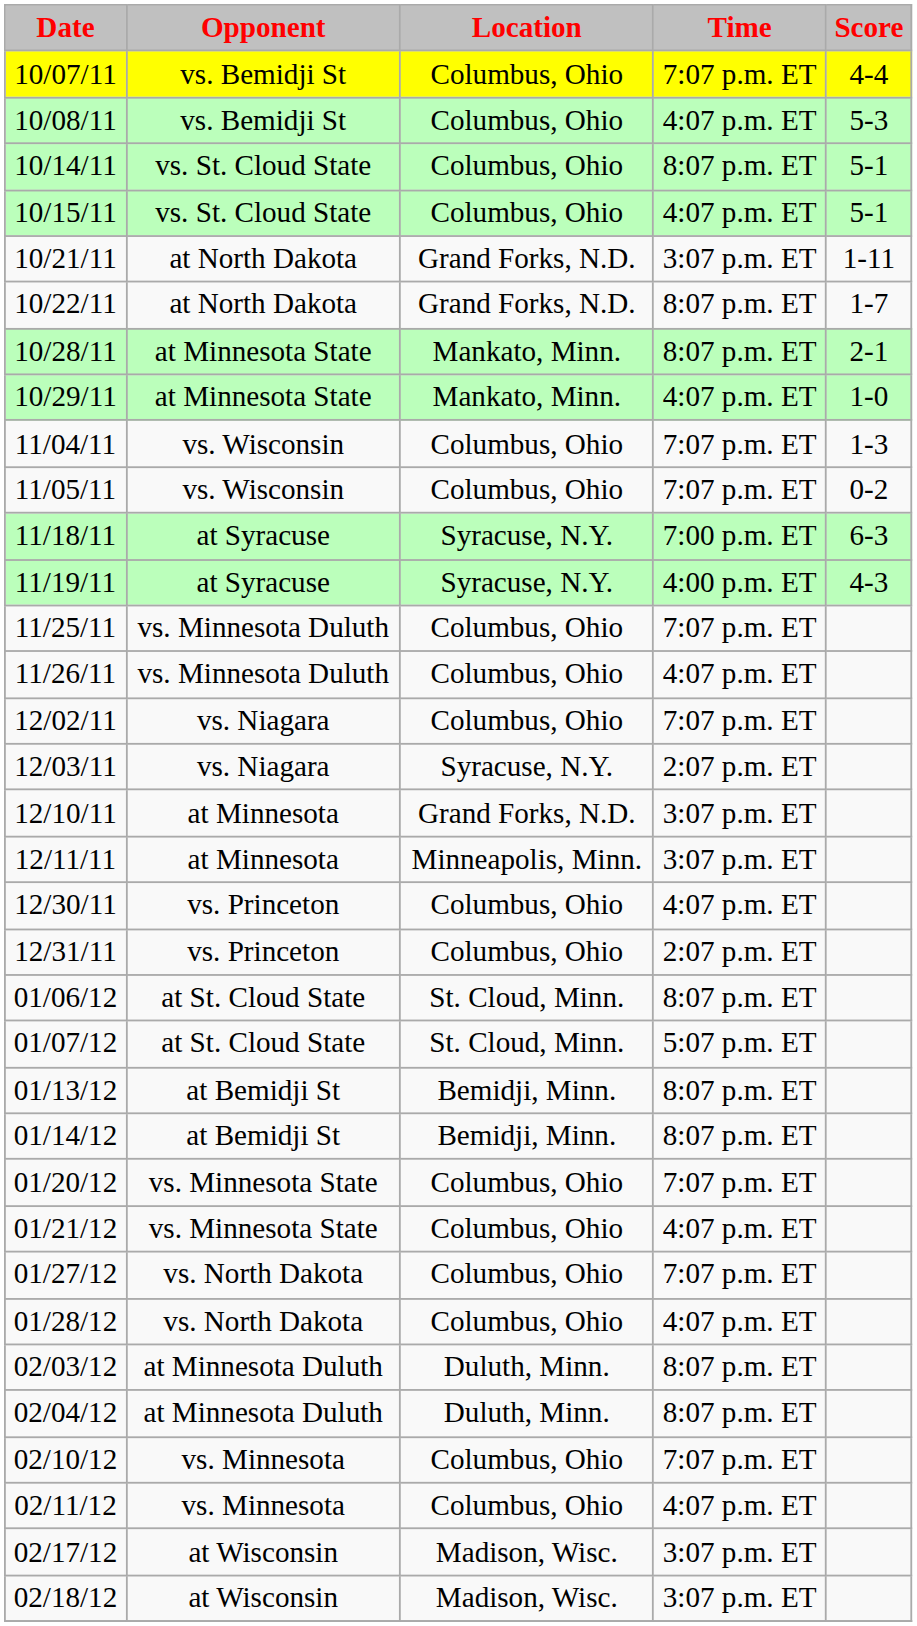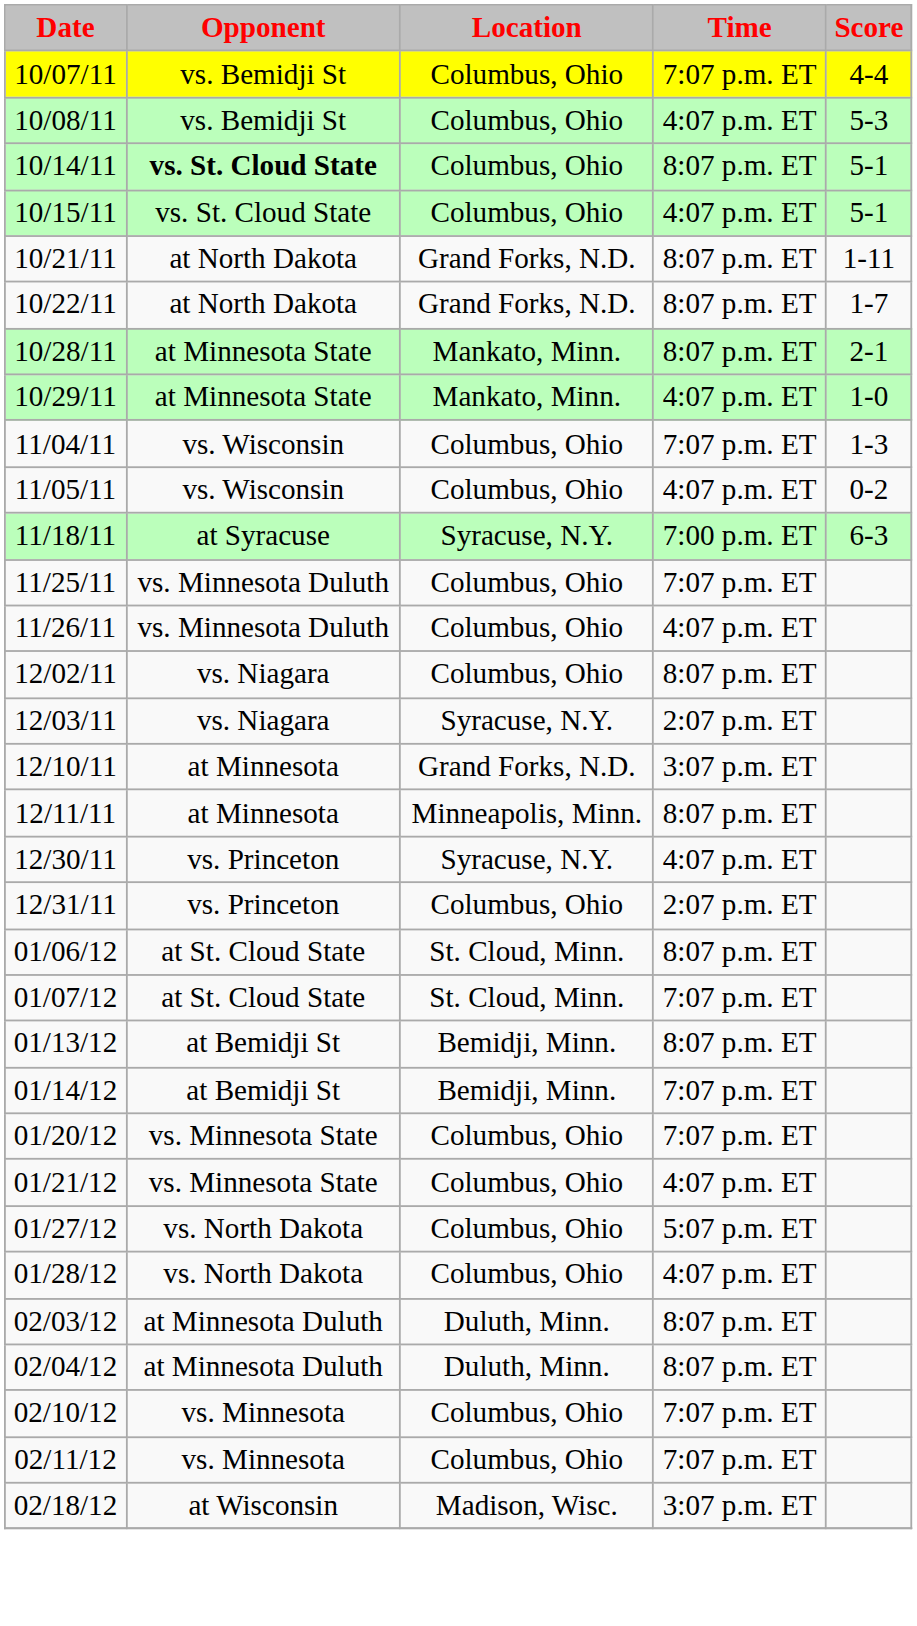(263, 166) normal -> (263, 166) bold
(740, 258) 3:07 p.m. ET -> (740, 258) 8:07 p.m. ET
(740, 489) 7:07 p.m. ET -> (740, 489) 4:07 p.m. ET
- row: (65, 581)
(740, 720) 7:07 p.m. ET -> (740, 674) 8:07 p.m. ET
(740, 858) 3:07 p.m. ET -> (740, 812) 8:07 p.m. ET
(527, 905) Columbus, Ohio -> (527, 858) Syracuse, N.Y.
(740, 1043) 5:07 p.m. ET -> (740, 997) 7:07 p.m. ET
(740, 1135) 8:07 p.m. ET -> (740, 1089) 7:07 p.m. ET
(740, 1274) 7:07 p.m. ET -> (740, 1228) 5:07 p.m. ET
(740, 1505) 4:07 p.m. ET -> (740, 1459) 7:07 p.m. ET
- row: (65, 1551)
